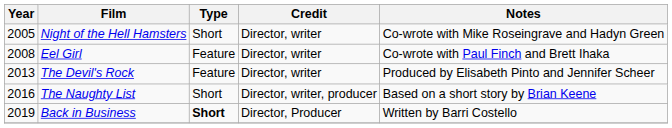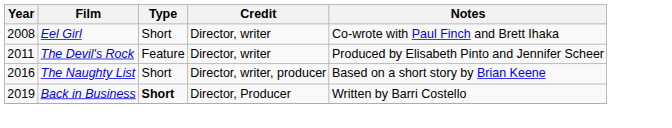- row: (114, 34)
(214, 53) Feature -> (156, 34) Short
(21, 73) 2013 -> (21, 53) 2011
